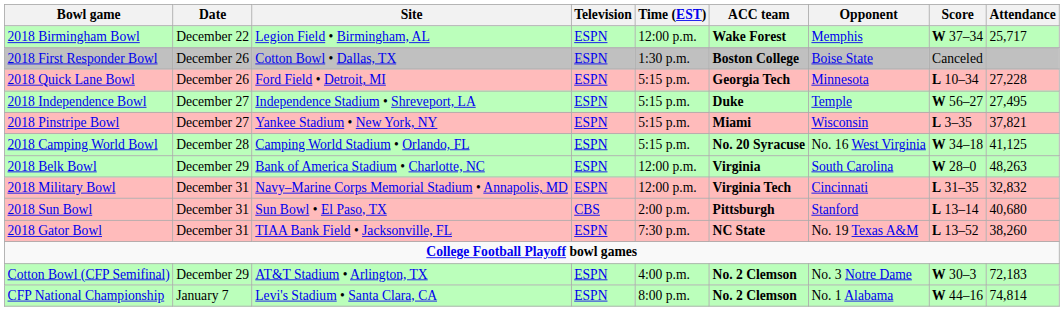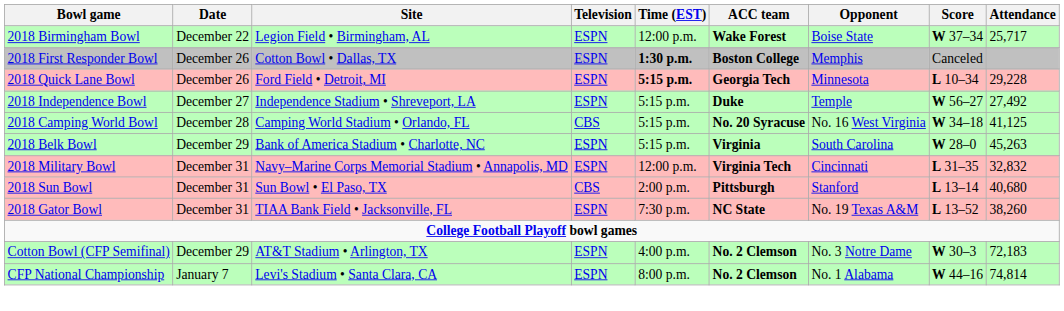(837, 36) Memphis -> (842, 36) Boise State
(664, 58) normal -> (665, 58) bold
(842, 58) Boise State -> (837, 58) Memphis
(664, 79) normal -> (665, 79) bold
(1008, 79) 27,228 -> (1008, 79) 29,228
(1008, 101) 27,495 -> (1008, 101) 27,492
- row: (63, 123)
(591, 144) ESPN -> (587, 123) CBS
(667, 166) 12:00 p.m. -> (664, 144) 5:15 p.m.
(1008, 166) 48,263 -> (1008, 144) 45,263
